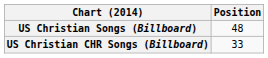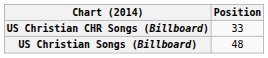rows swapped: (108, 29) <-> (108, 45)
